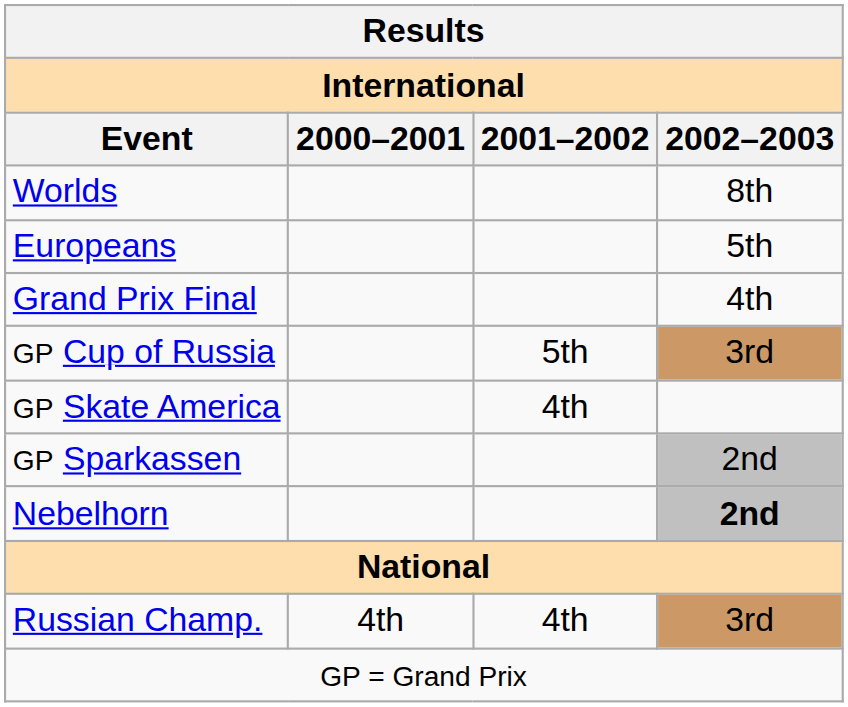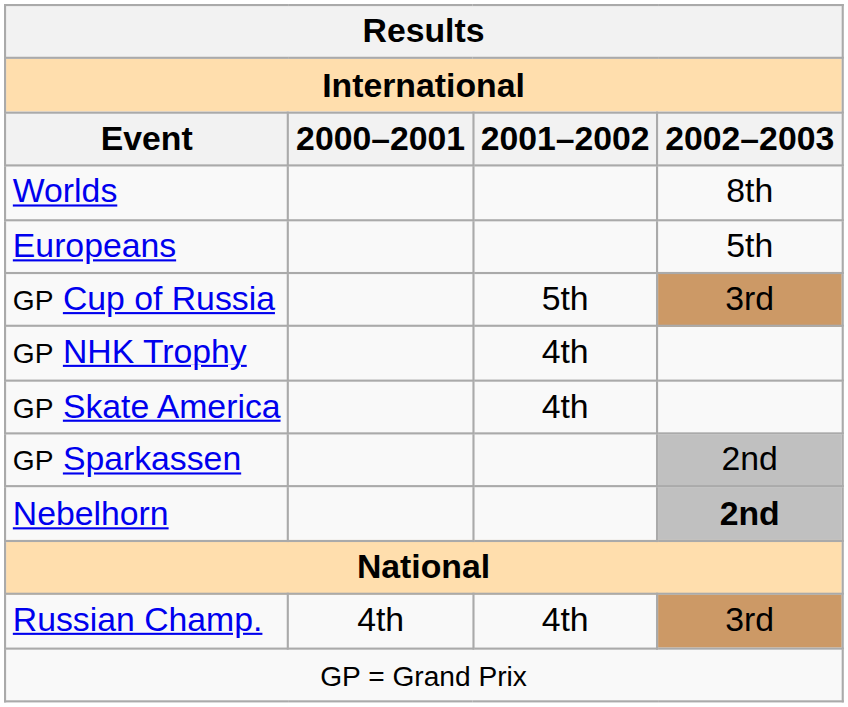- row: (135, 298)
+ row: (130, 352)
